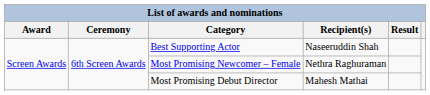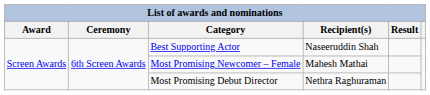(346, 64) Nethra Raghuraman -> (337, 64) Mahesh Mathai
(337, 81) Mahesh Mathai -> (346, 81) Nethra Raghuraman
